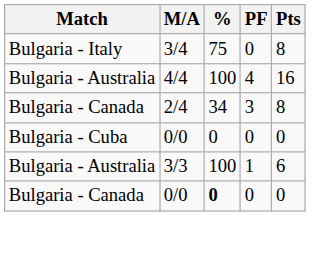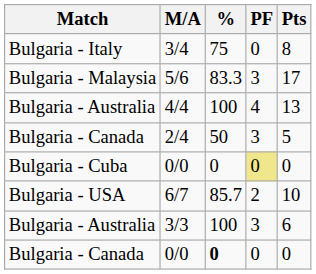+ row: (83, 78)
(285, 78) 16 -> (291, 107) 13
(218, 107) 34 -> (219, 136) 50
(281, 107) 8 -> (286, 136) 5
(249, 136) no background -> (255, 166) khaki background
+ row: (67, 195)
(249, 166) 1 -> (255, 225) 3
